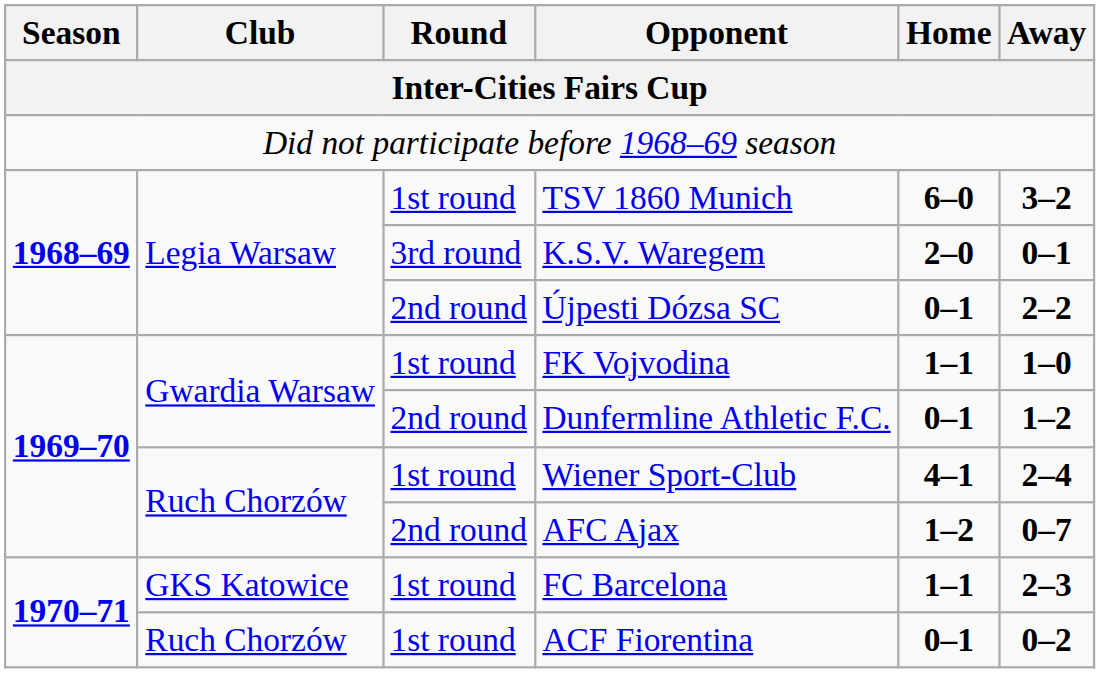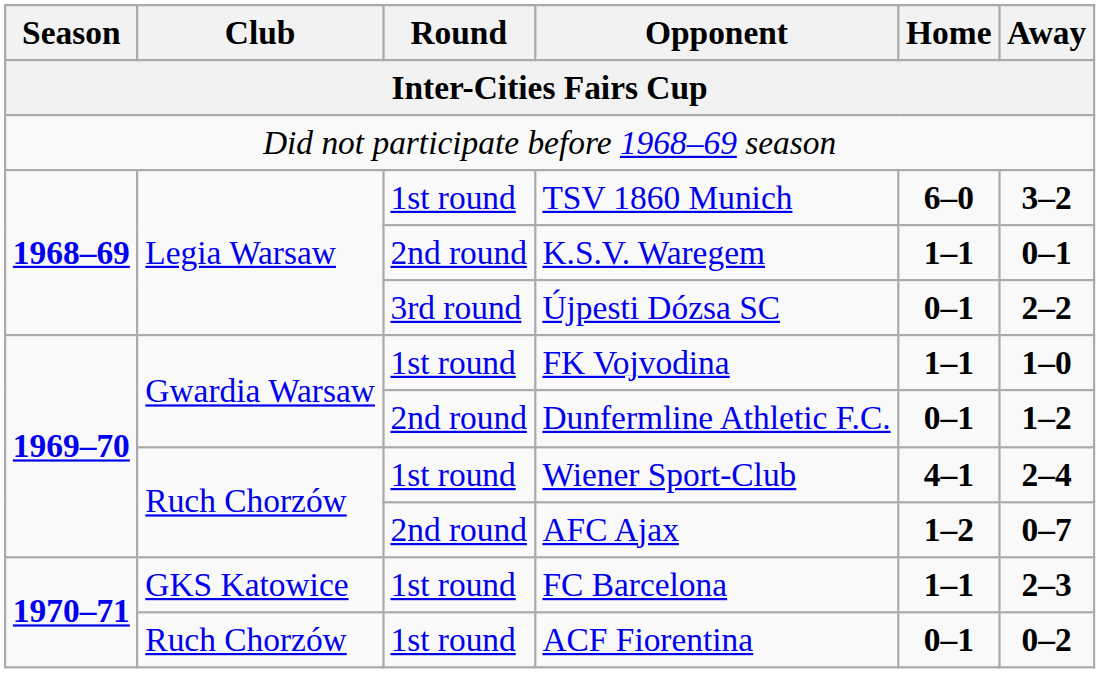(456, 252) 3rd round -> (459, 252) 2nd round
(949, 252) 2–0 -> (949, 252) 1–1
(459, 307) 2nd round -> (456, 307) 3rd round
